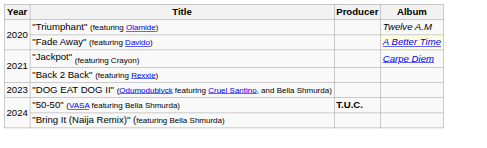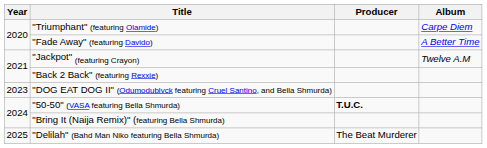(407, 27) Twelve A.M -> (447, 27) Carpe Diem
(412, 42) lightyellow background -> (450, 42) no background
(408, 58) Carpe Diem -> (446, 58) Twelve A.M
+ row: (126, 135)
